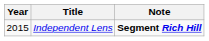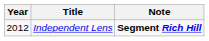(18, 28) 2015 -> (18, 28) 2012
